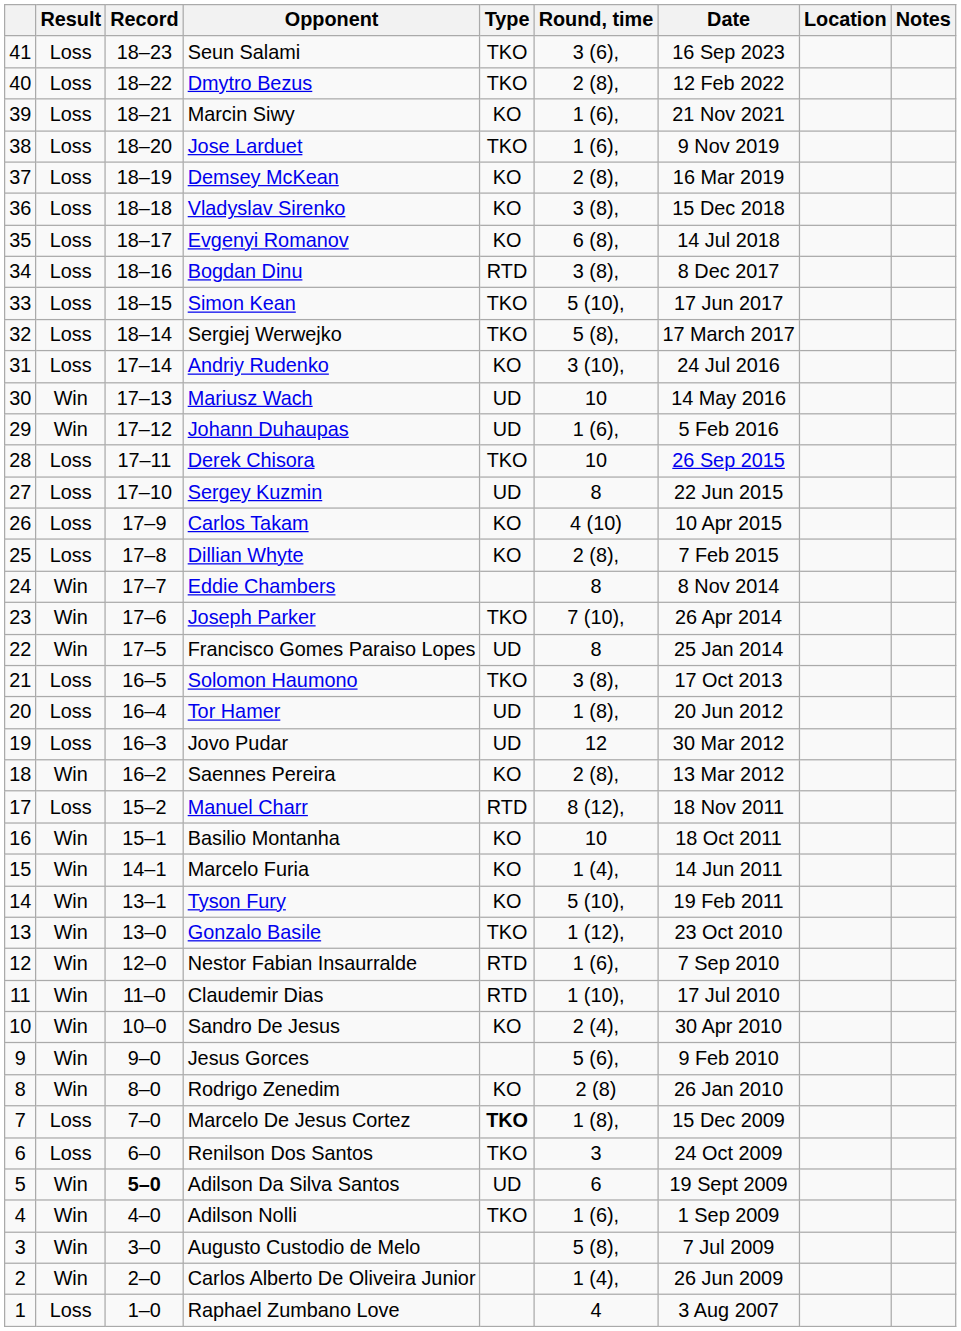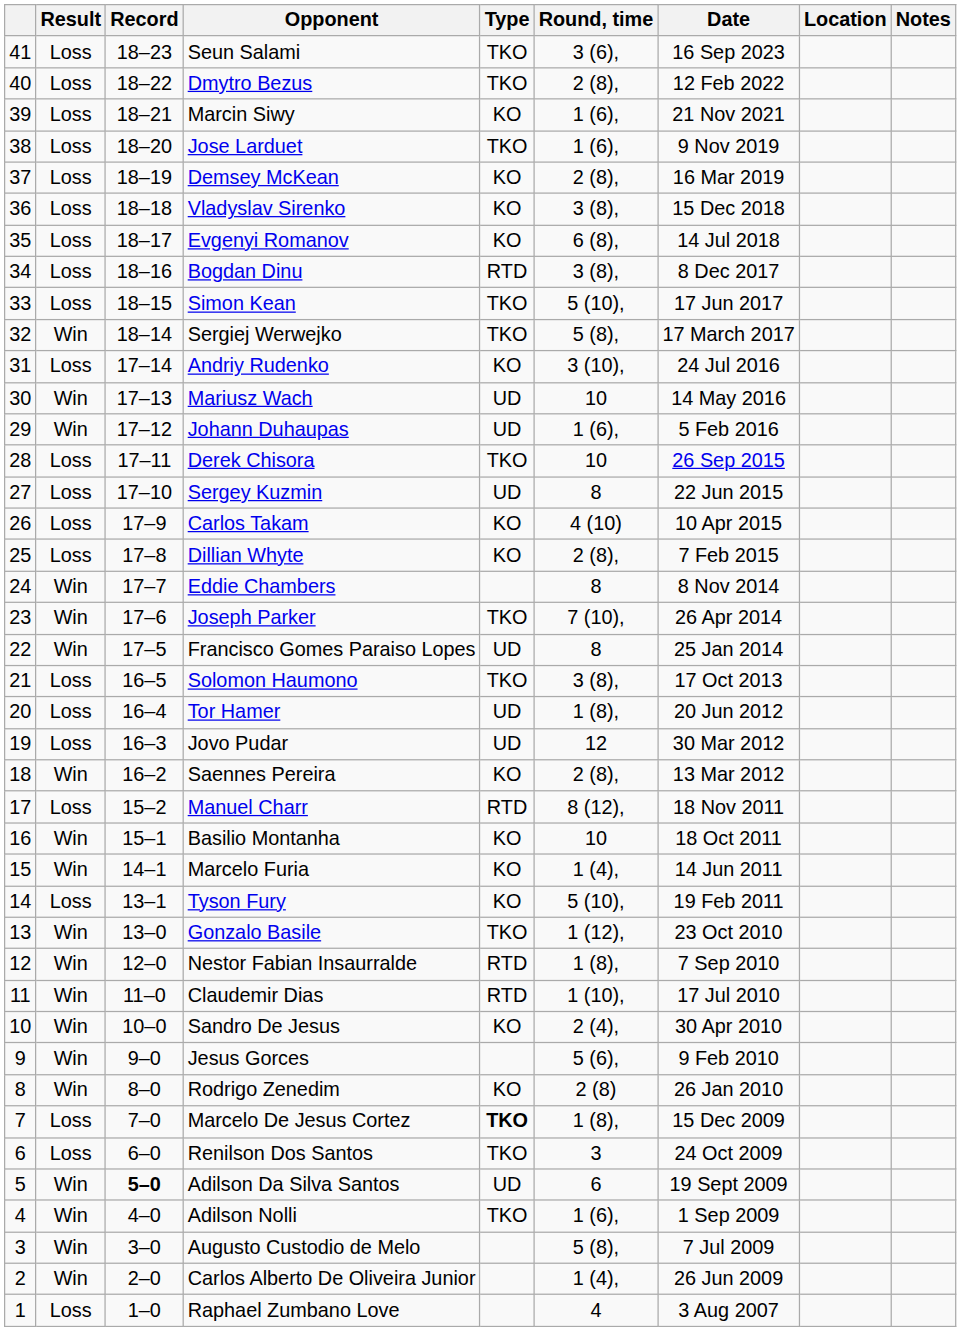(71, 334) Loss -> (71, 334) Win
(71, 901) Win -> (71, 901) Loss
(596, 964) 1 (6), -> (596, 964) 1 (8),
